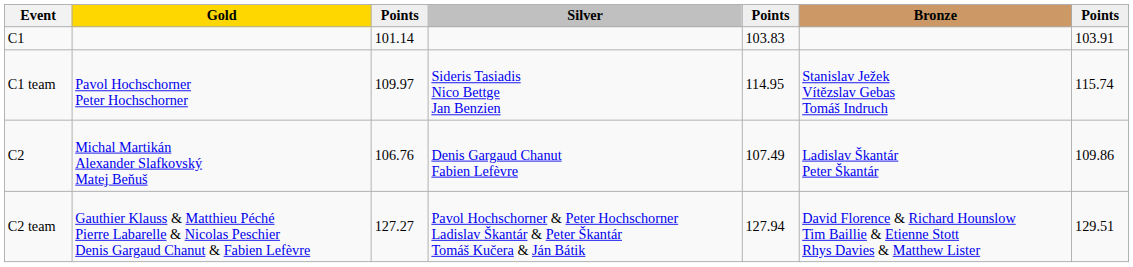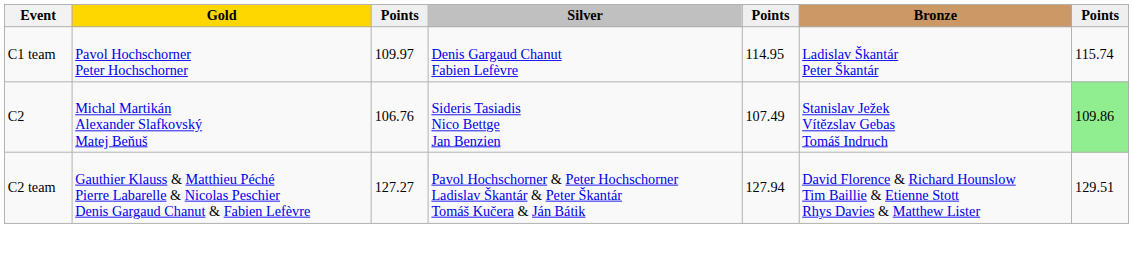- row: (16, 38)
(476, 92) Sideris Tasiadis Nico Bettge Jan Benzien -> (497, 62) Denis Gargaud Chanut Fabien Lefèvre
(849, 92) Stanislav Ježek Vítězslav Gebas Tomáš Indruch -> (850, 62) Ladislav Škantár Peter Škantár
(497, 163) Denis Gargaud Chanut Fabien Lefèvre -> (476, 125) Sideris Tasiadis Nico Bettge Jan Benzien
(850, 163) Ladislav Škantár Peter Škantár -> (849, 125) Stanislav Ježek Vítězslav Gebas Tomáš Indruch
(1095, 155) no background -> (1095, 117) lightgreen background
